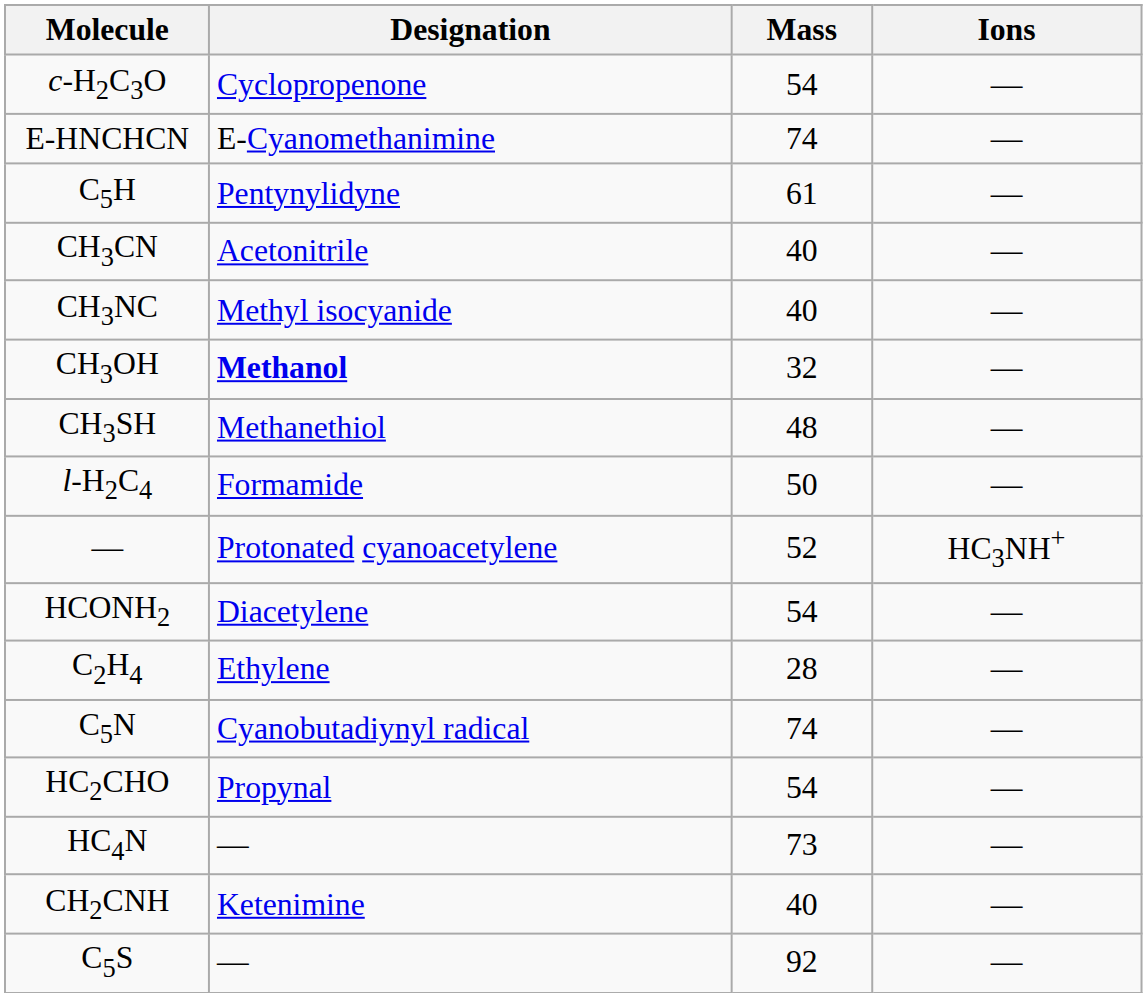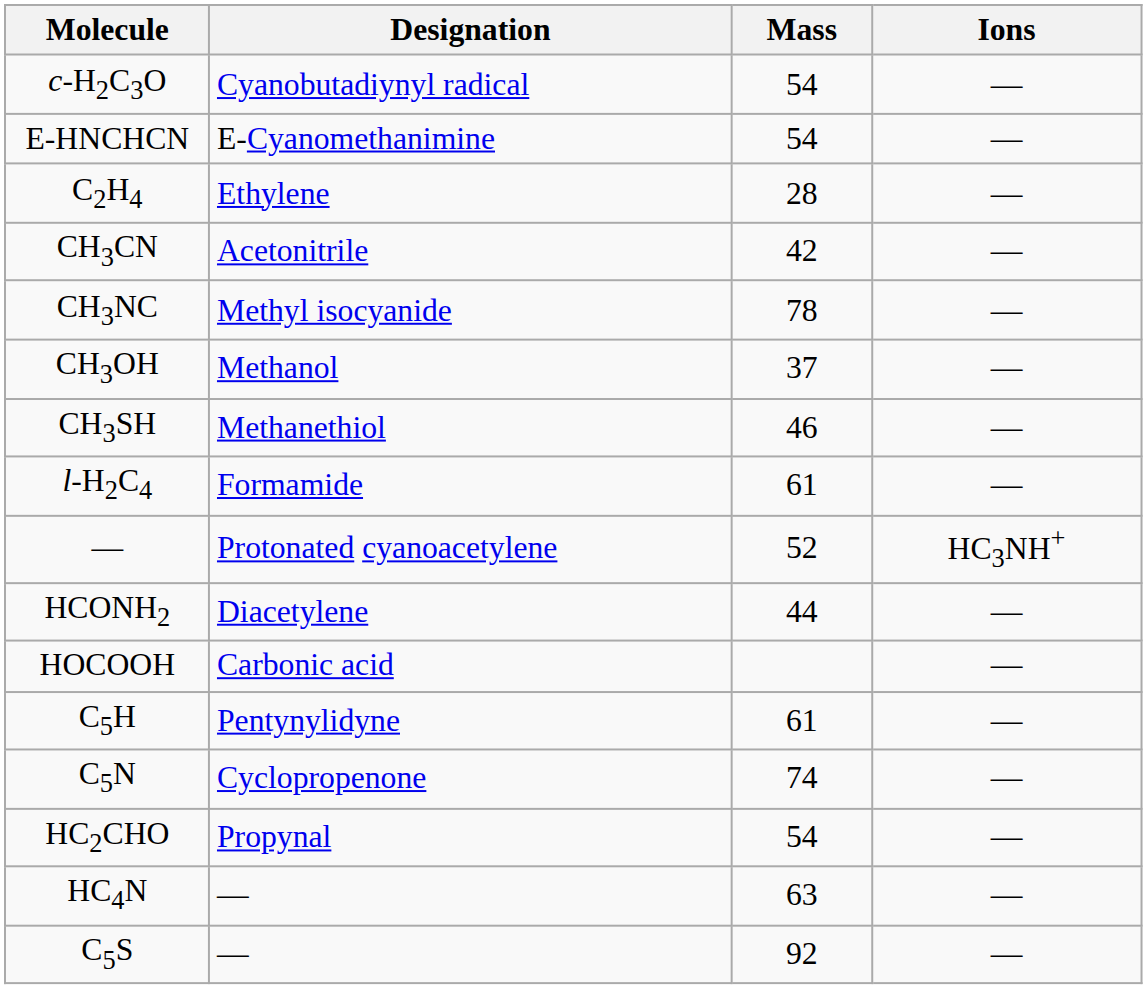(322, 84) Cyclopropenone -> (373, 84) Cyanobutadiynyl radical
(802, 138) 74 -> (802, 138) 54
rows swapped: (107, 669) <-> (107, 192)
(802, 251) 40 -> (802, 251) 42
(802, 309) 40 -> (802, 309) 78
(282, 368) bold -> (278, 368) normal
(802, 368) 32 -> (802, 368) 37
(802, 426) 48 -> (802, 426) 46
(802, 485) 50 -> (802, 485) 61
(802, 611) 54 -> (802, 611) 44
+ row: (107, 665)
(373, 728) Cyanobutadiynyl radical -> (322, 778) Cyclopropenone
(802, 845) 73 -> (802, 895) 63
- row: (107, 903)
